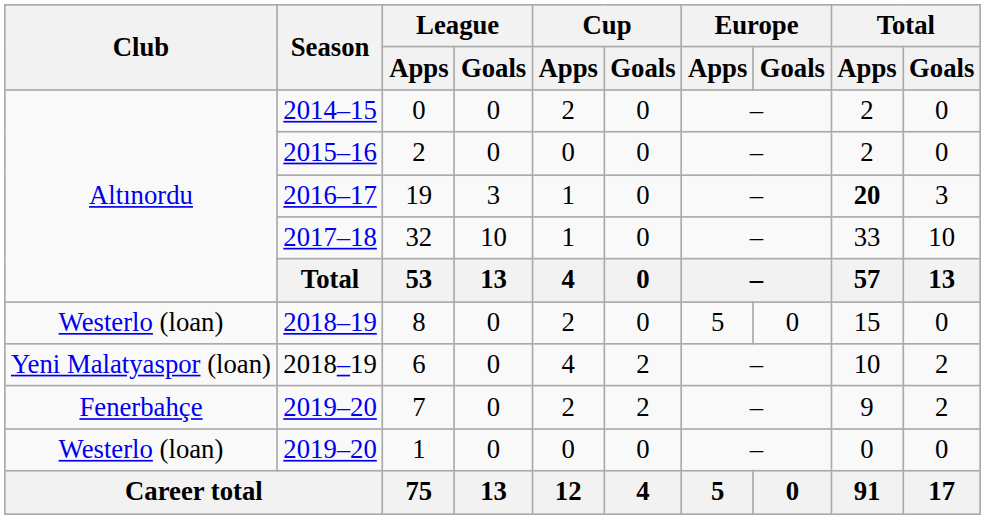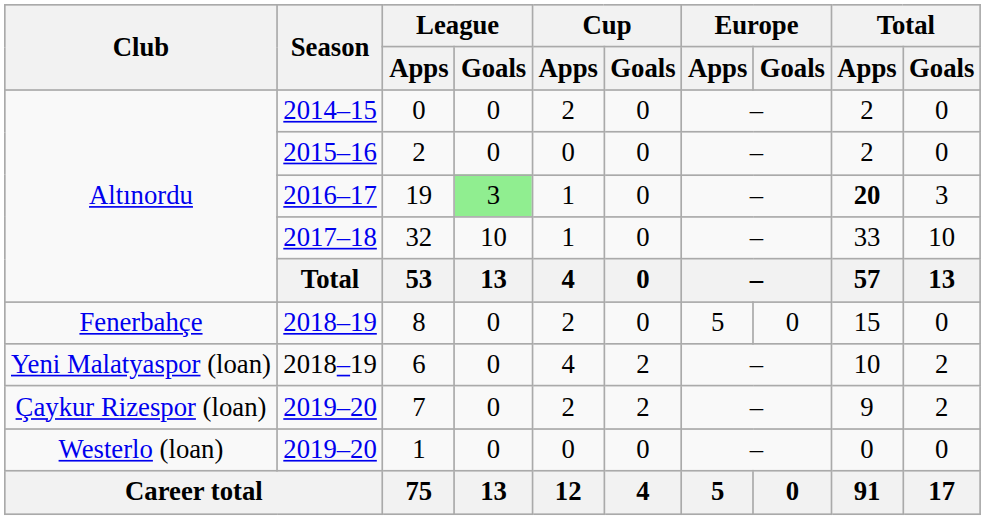(494, 195) no background -> (494, 195) lightgreen background
(141, 322) Westerlo (loan) -> (141, 322) Fenerbahçe
(141, 407) Fenerbahçe -> (141, 407) Çaykur Rizespor (loan)
